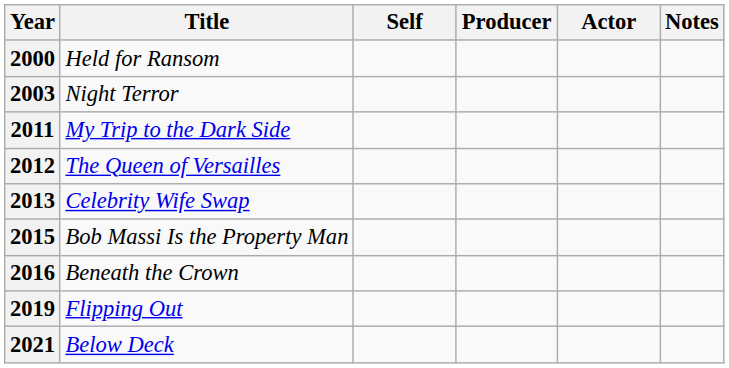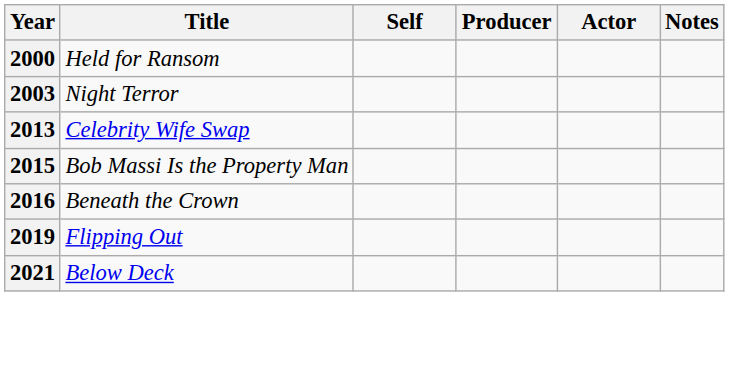- row: (178, 129)
- row: (173, 165)
